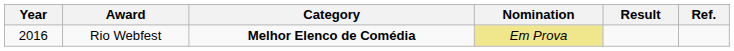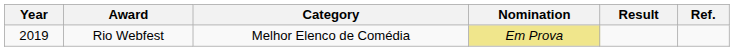(33, 35) 2016 -> (34, 35) 2019
(332, 35) bold -> (331, 35) normal
